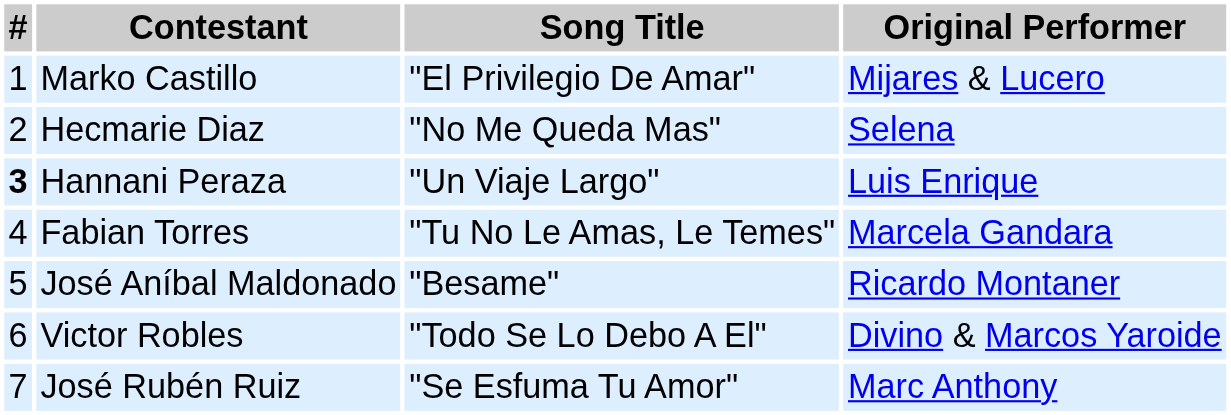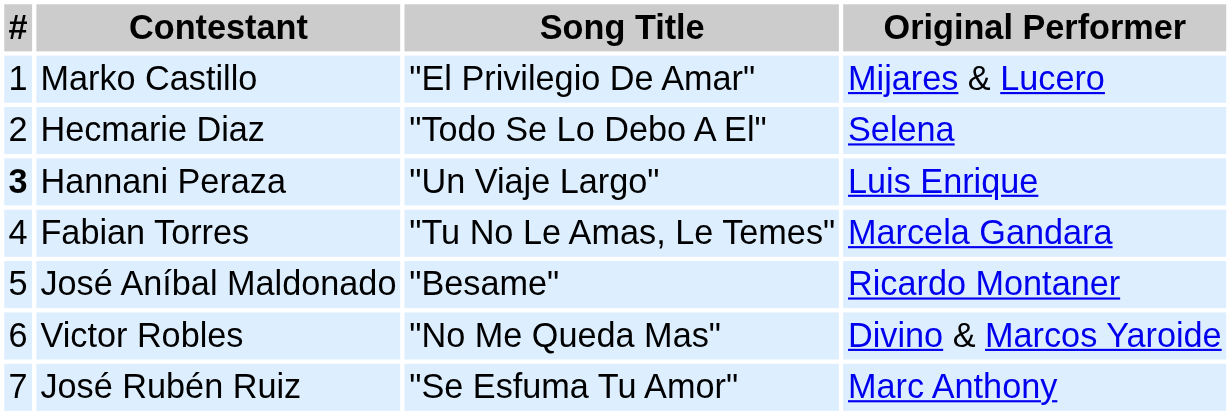(565, 129) "No Me Queda Mas" -> (588, 129) "Todo Se Lo Debo A El"
(588, 335) "Todo Se Lo Debo A El" -> (565, 335) "No Me Queda Mas"
